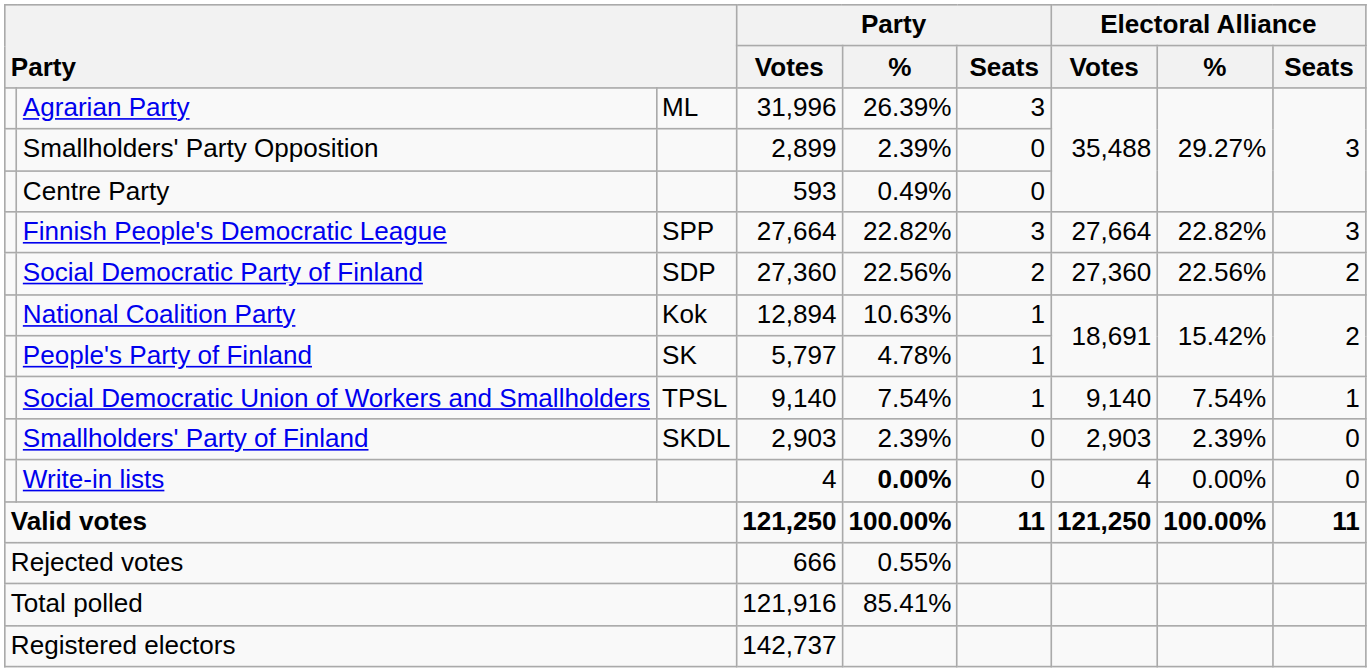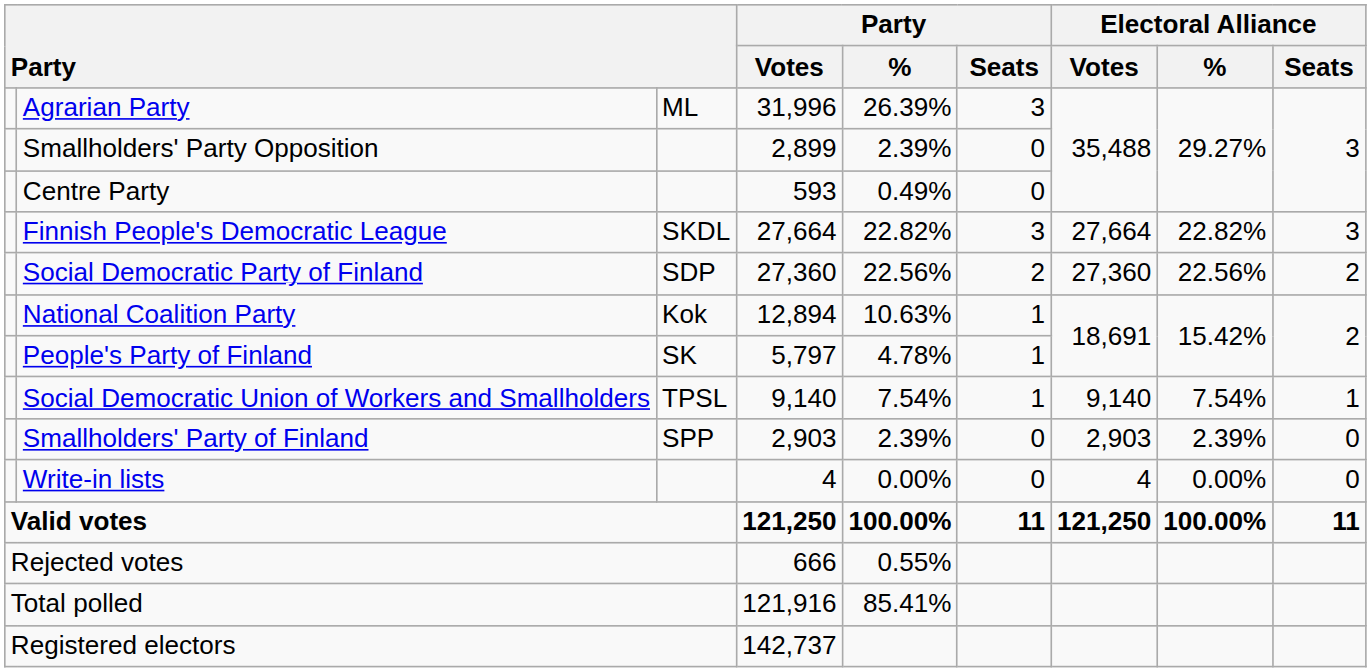(688, 231) SPP -> (696, 231) SKDL
(696, 438) SKDL -> (688, 438) SPP
(914, 480) bold -> (914, 480) normal
